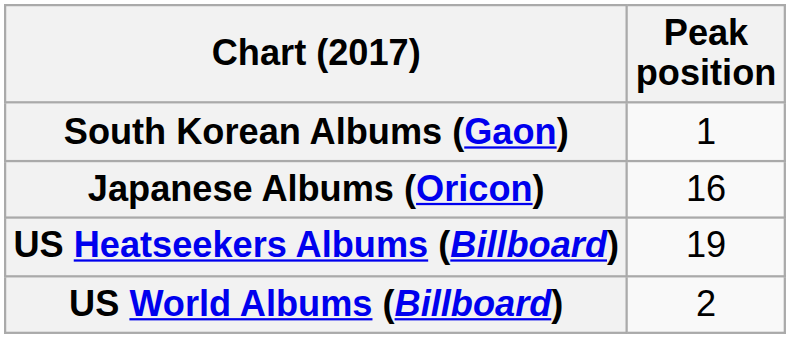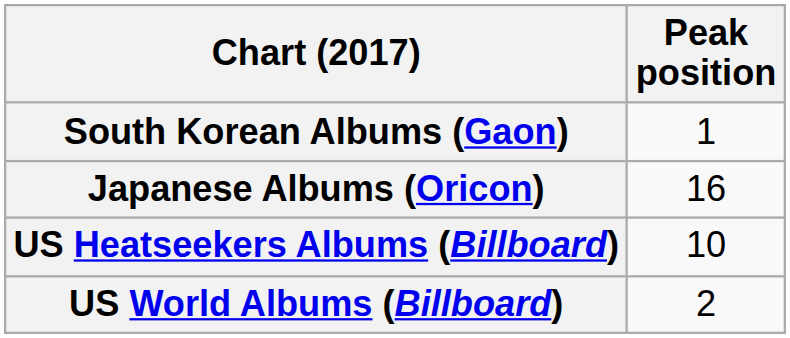(706, 245) 19 -> (706, 245) 10
